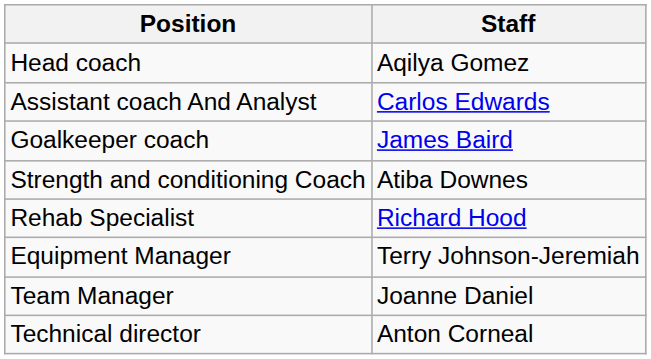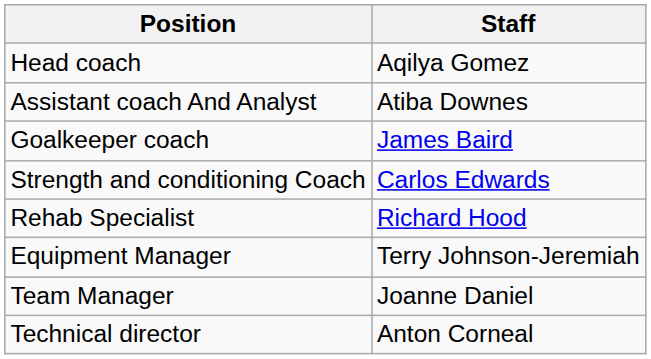(463, 101) Carlos Edwards -> (452, 101) Atiba Downes
(452, 179) Atiba Downes -> (463, 179) Carlos Edwards
